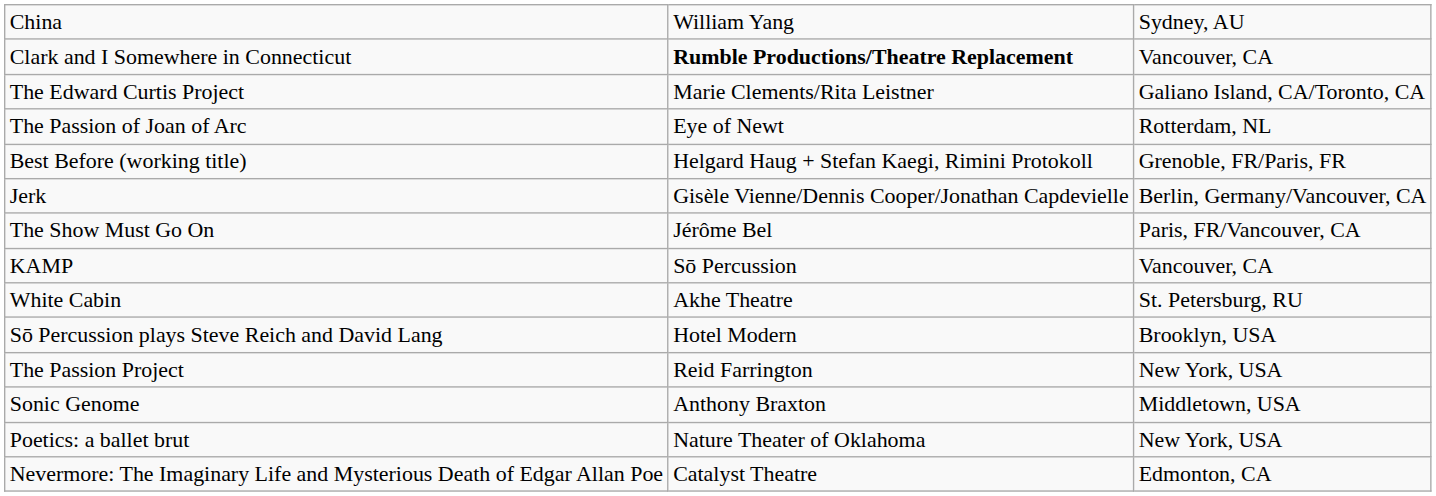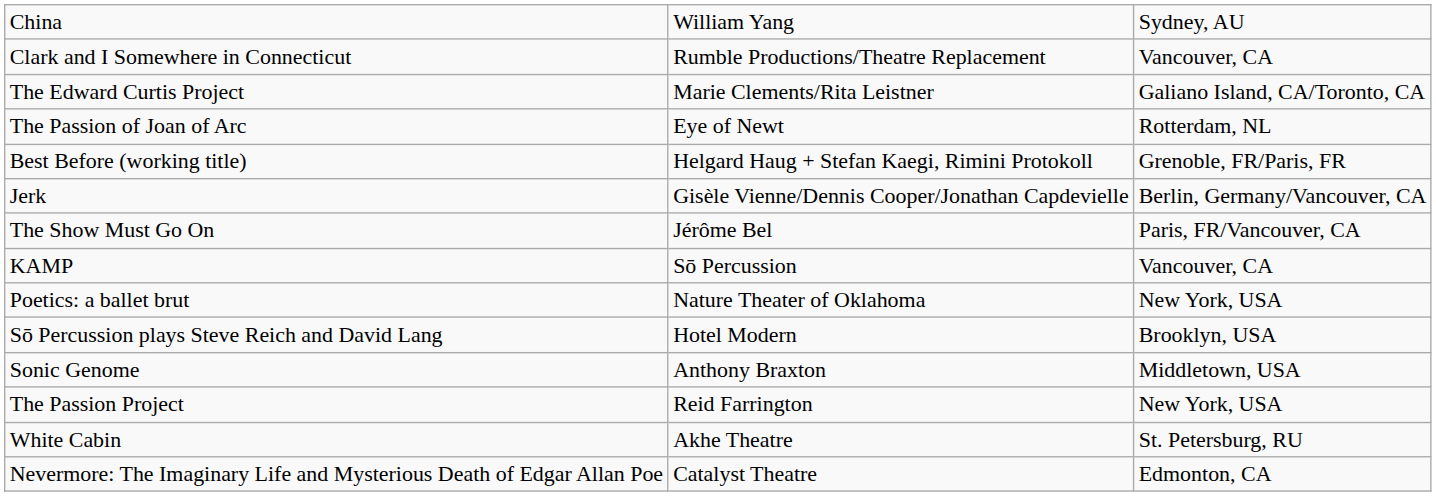(873, 56) bold -> (859, 56) normal
rows swapped: (65, 299) <-> (100, 439)
rows swapped: (75, 404) <-> (97, 369)
